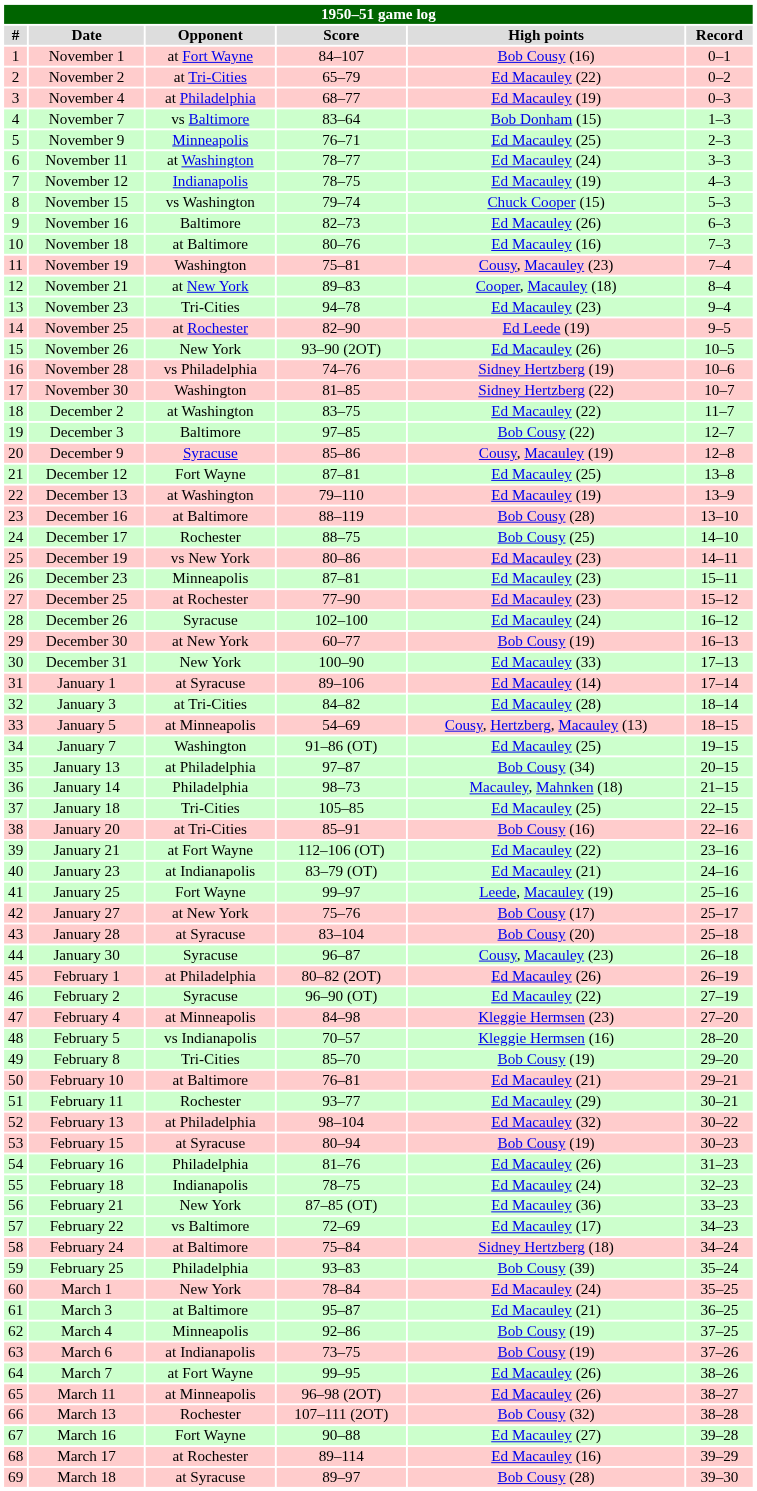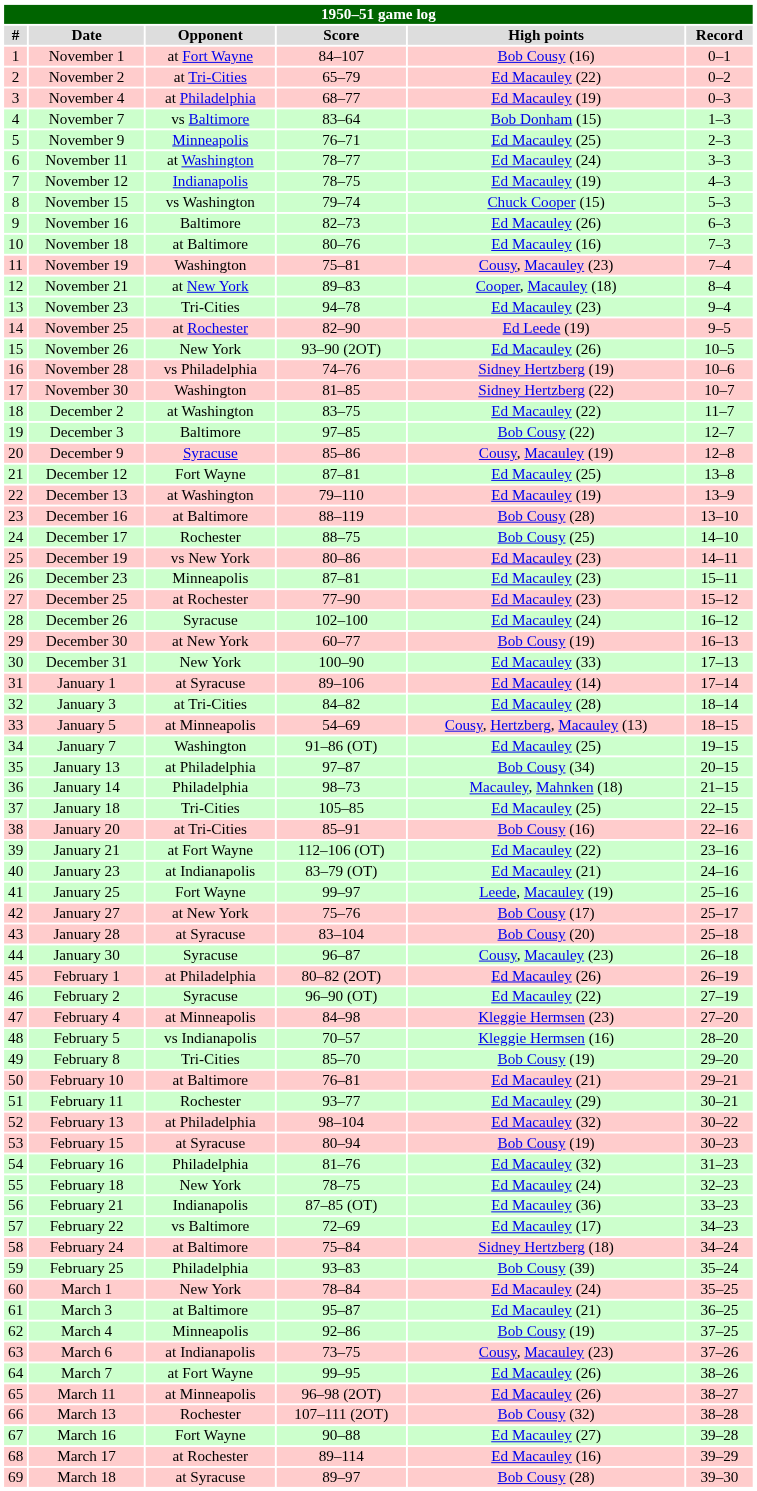(546, 1163) Ed Macauley (26) -> (546, 1163) Ed Macauley (32)
(210, 1184) Indianapolis -> (210, 1184) New York
(210, 1205) New York -> (210, 1205) Indianapolis
(546, 1352) Bob Cousy (19) -> (546, 1352) Cousy, Macauley (23)
